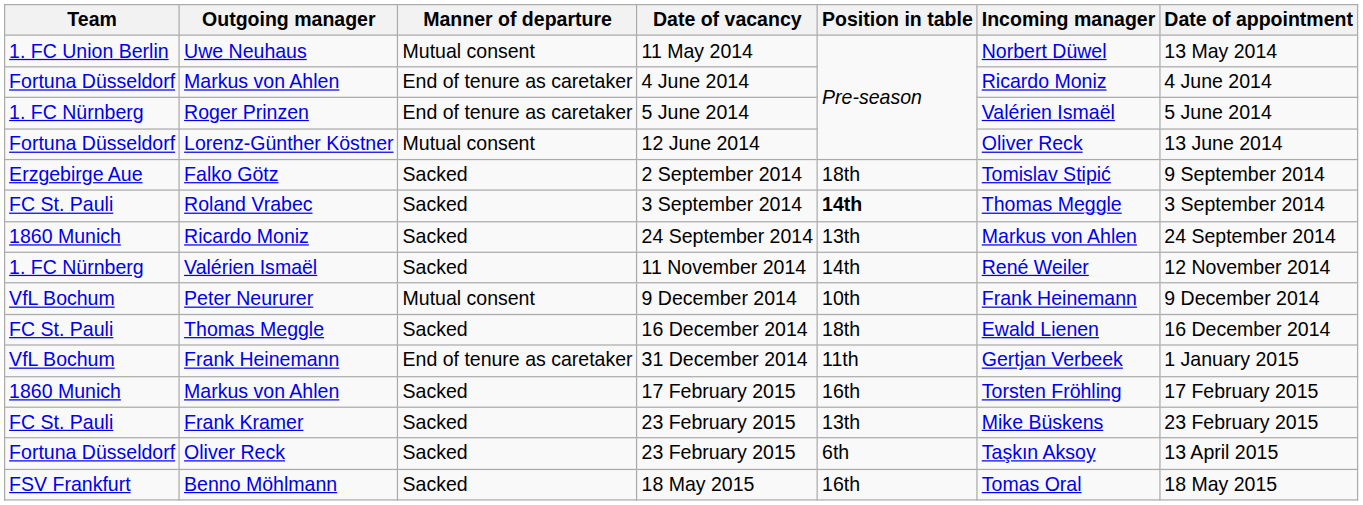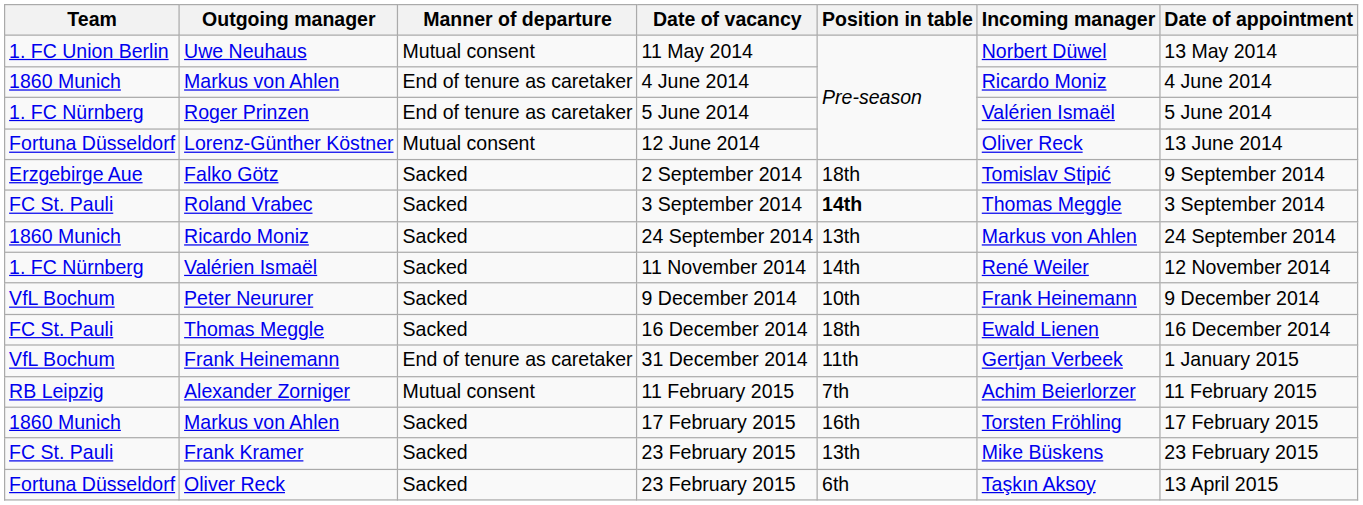(92, 81) Fortuna Düsseldorf -> (65, 81) 1860 Munich
(469, 298) Mutual consent -> (435, 298) Sacked
+ row: (267, 391)
- row: (261, 484)
